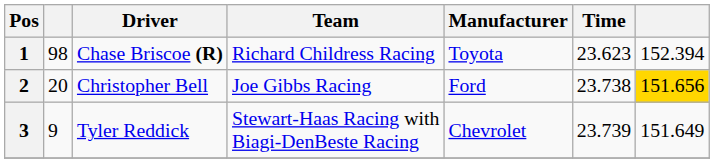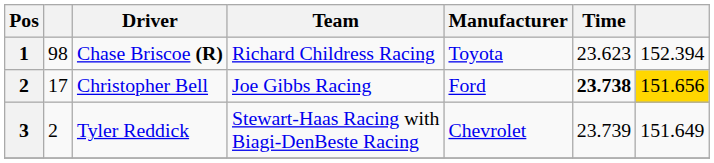(58, 86) 20 -> (58, 86) 17
(604, 86) normal -> (604, 86) bold
(53, 130) 9 -> (53, 130) 2
